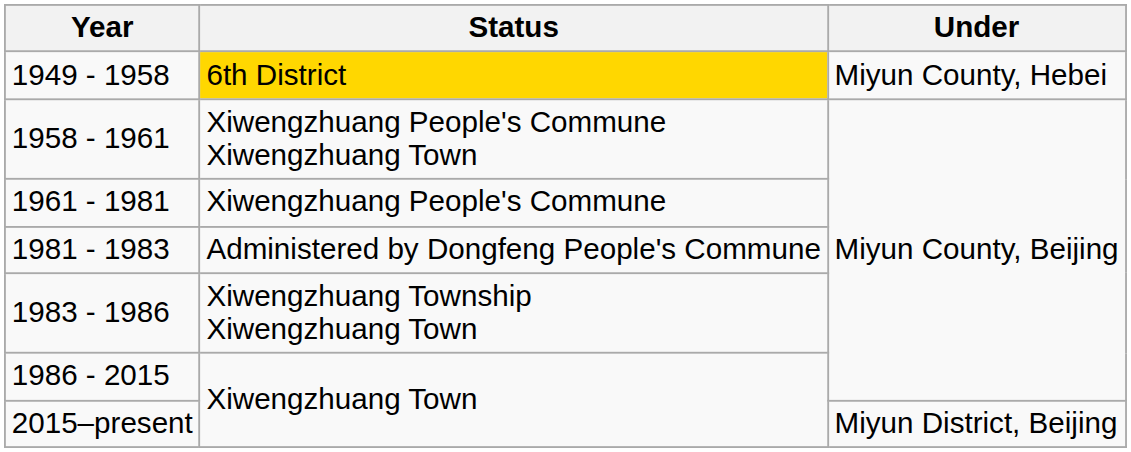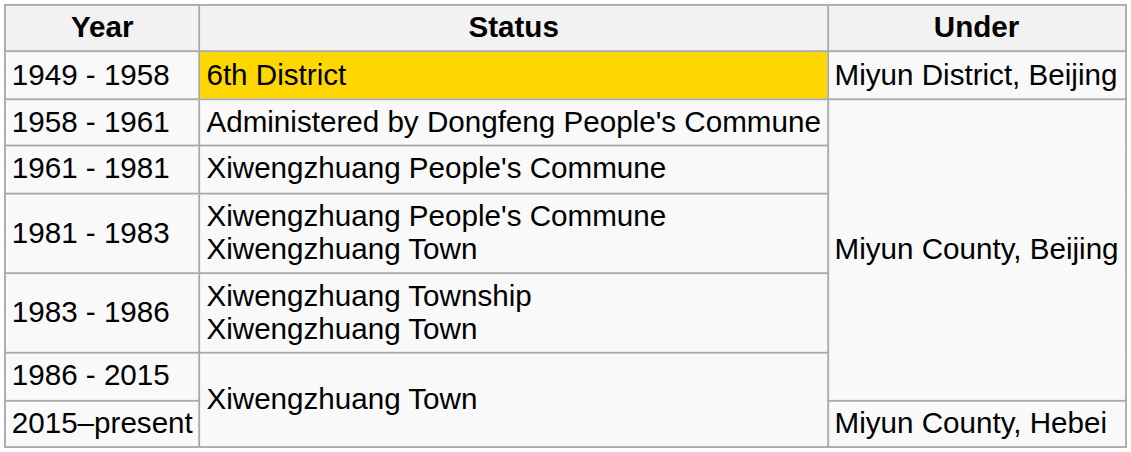(971, 74) Miyun County, Hebei -> (976, 74) Miyun District, Beijing
(436, 138) Xiwengzhuang People's Commune Xiwengzhuang Town -> (514, 121) Administered by Dongfeng People's Commune
(514, 249) Administered by Dongfeng People's Commune -> (436, 232) Xiwengzhuang People's Commune Xiwengzhuang Town
(976, 423) Miyun District, Beijing -> (971, 423) Miyun County, Hebei
